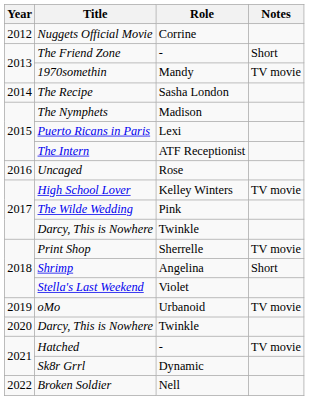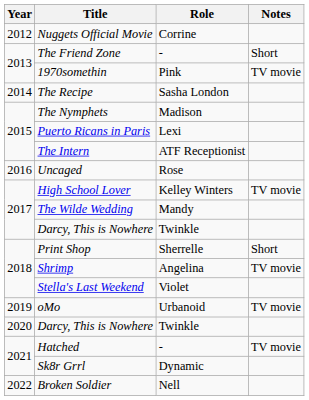(176, 72) Mandy -> (170, 72) Pink
(170, 209) Pink -> (176, 209) Mandy
(276, 248) TV movie -> (264, 248) Short
(264, 268) Short -> (276, 268) TV movie
